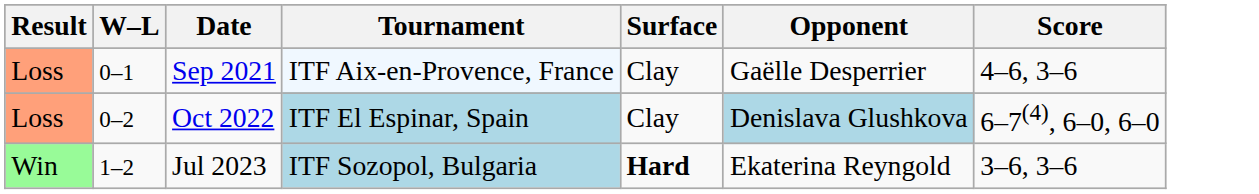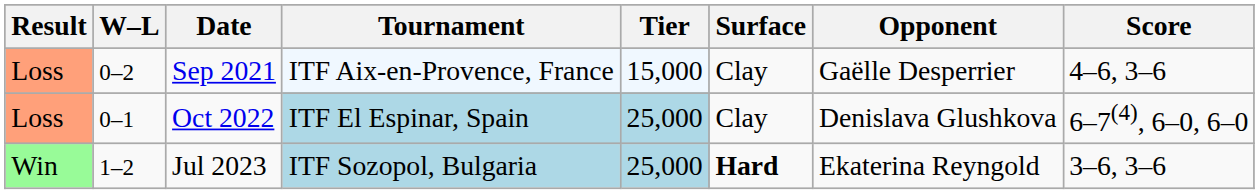+ column: (665, 26)
(117, 72) 0–1 -> (117, 72) 0–2
(117, 119) 0–2 -> (117, 119) 0–1
(849, 117) lightblue background -> (938, 117) no background
